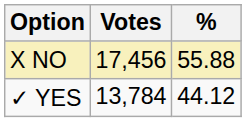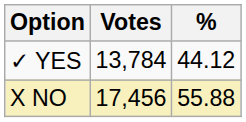rows swapped: (38, 59) <-> (46, 97)
